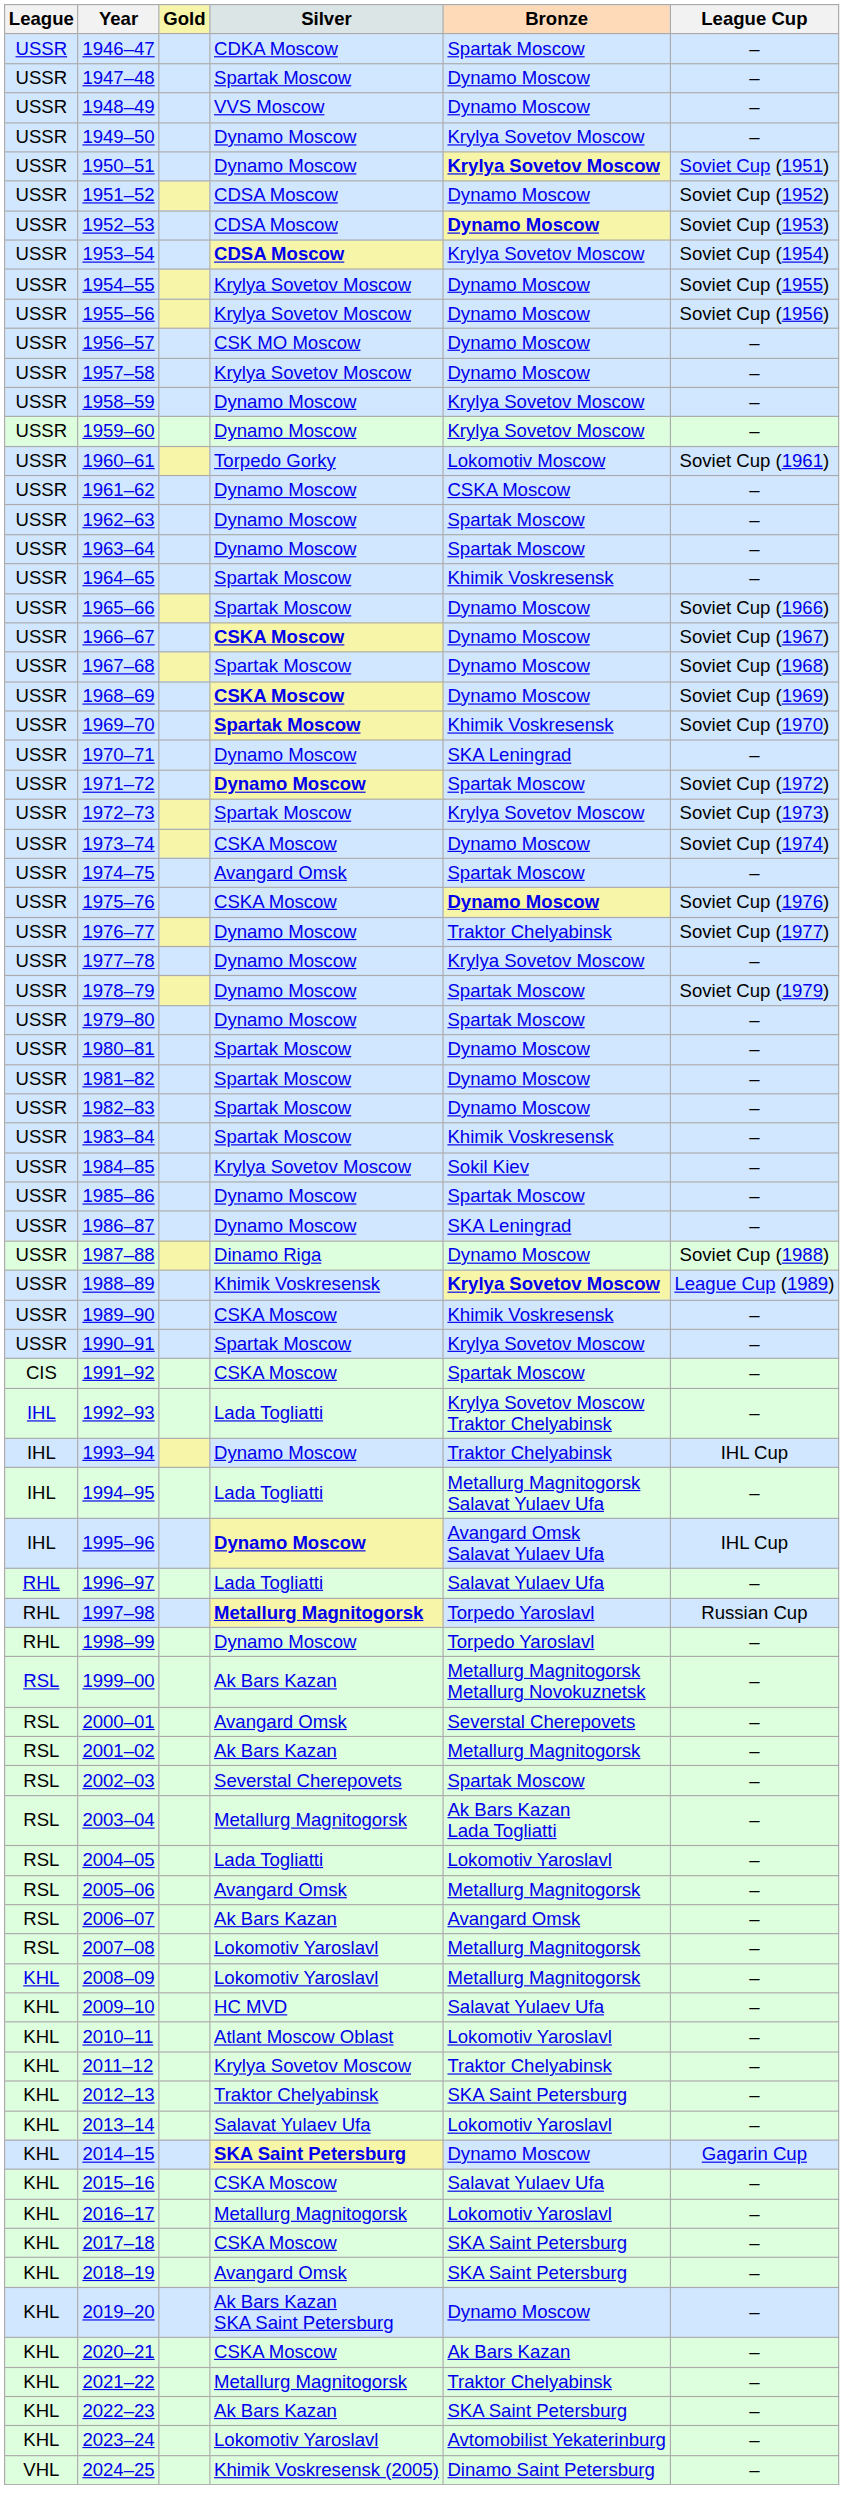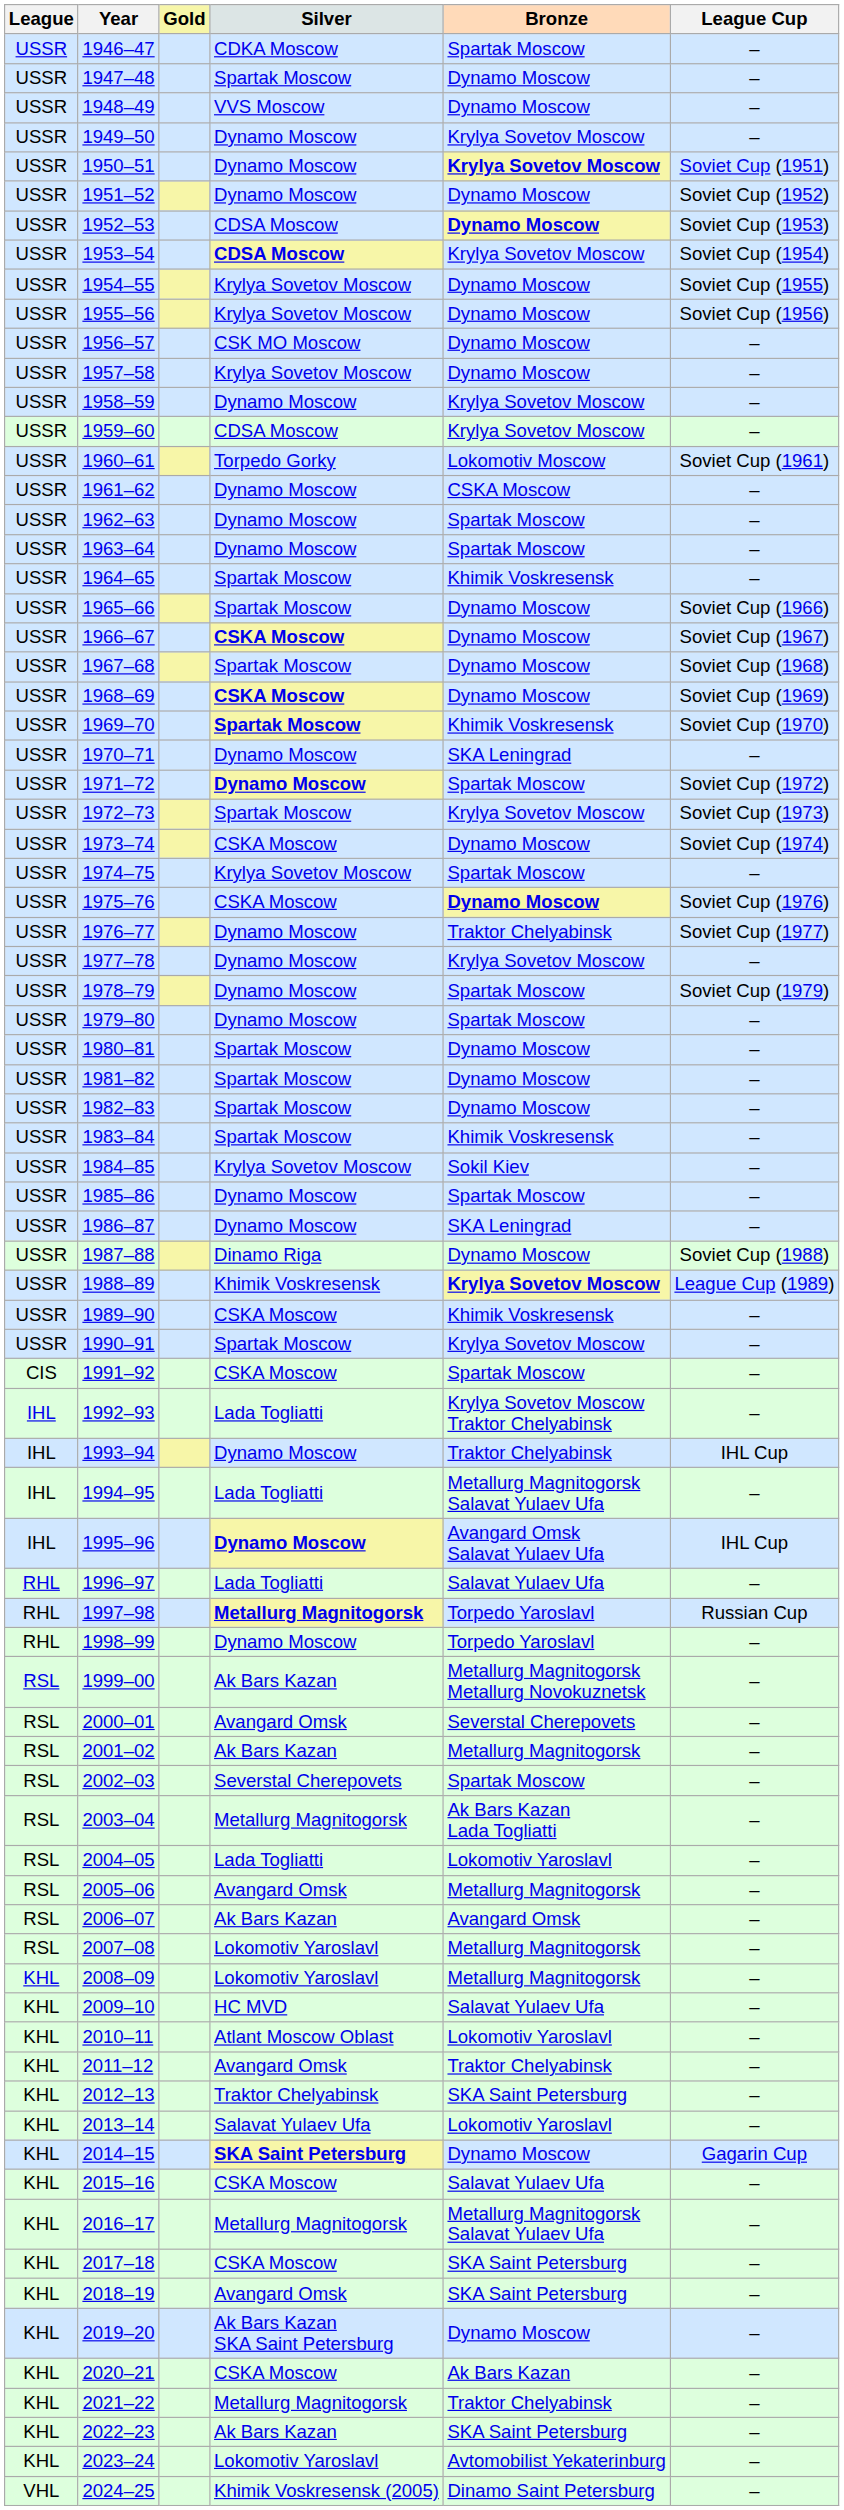(276, 195) CDSA Moscow -> (285, 195) Dynamo Moscow
(285, 431) Dynamo Moscow -> (276, 431) CDSA Moscow
(280, 872) Avangard Omsk -> (313, 872) Krylya Sovetov Moscow
(313, 2066) Krylya Sovetov Moscow -> (280, 2066) Avangard Omsk
(530, 2213) Lokomotiv Yaroslavl -> (544, 2223) Metallurg Magnitogorsk Salavat Yulaev Ufa
